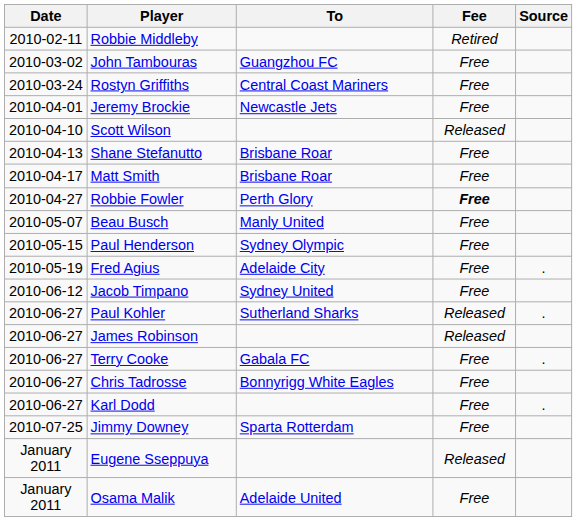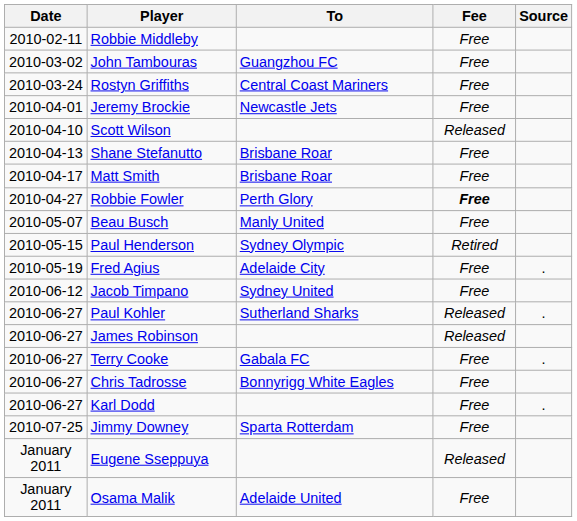(474, 39) Retired -> (474, 39) Free
(474, 245) Free -> (474, 245) Retired
